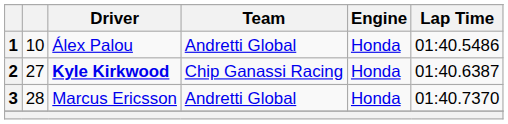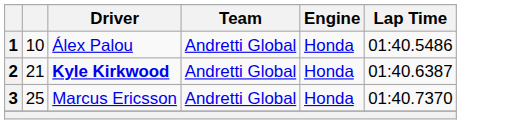(35, 72) 27 -> (35, 72) 21
(264, 72) Chip Ganassi Racing -> (240, 72) Andretti Global
(35, 98) 28 -> (35, 98) 25
